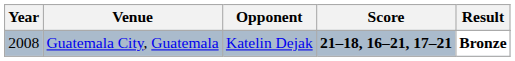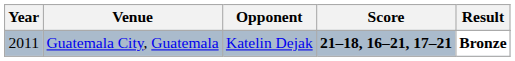(24, 43) 2008 -> (24, 43) 2011
